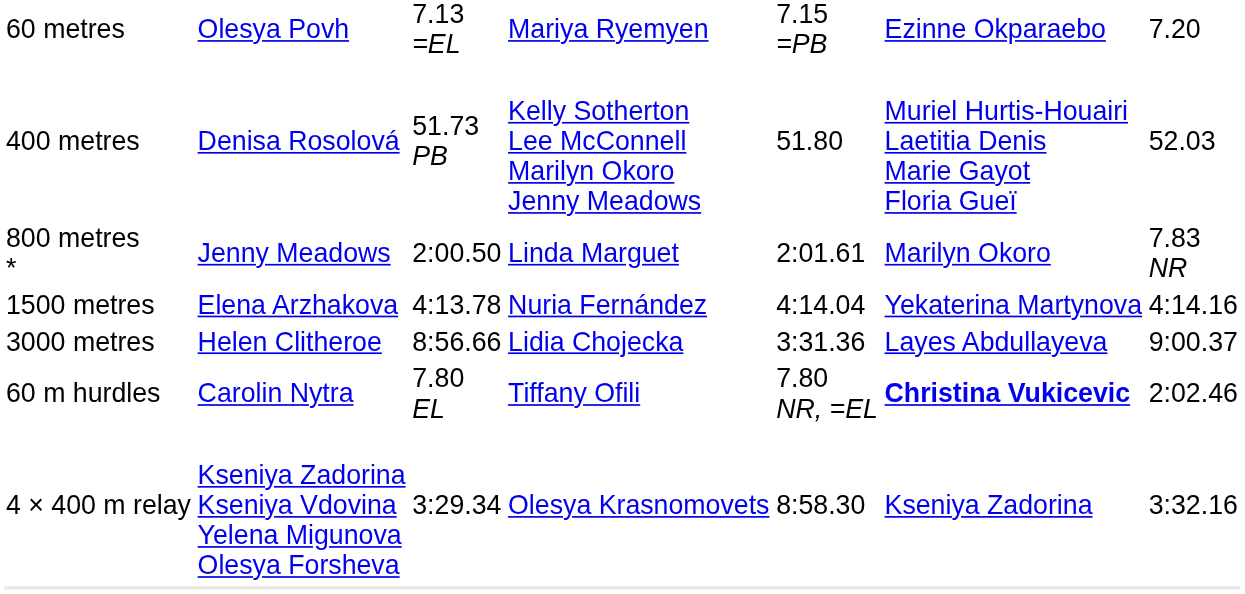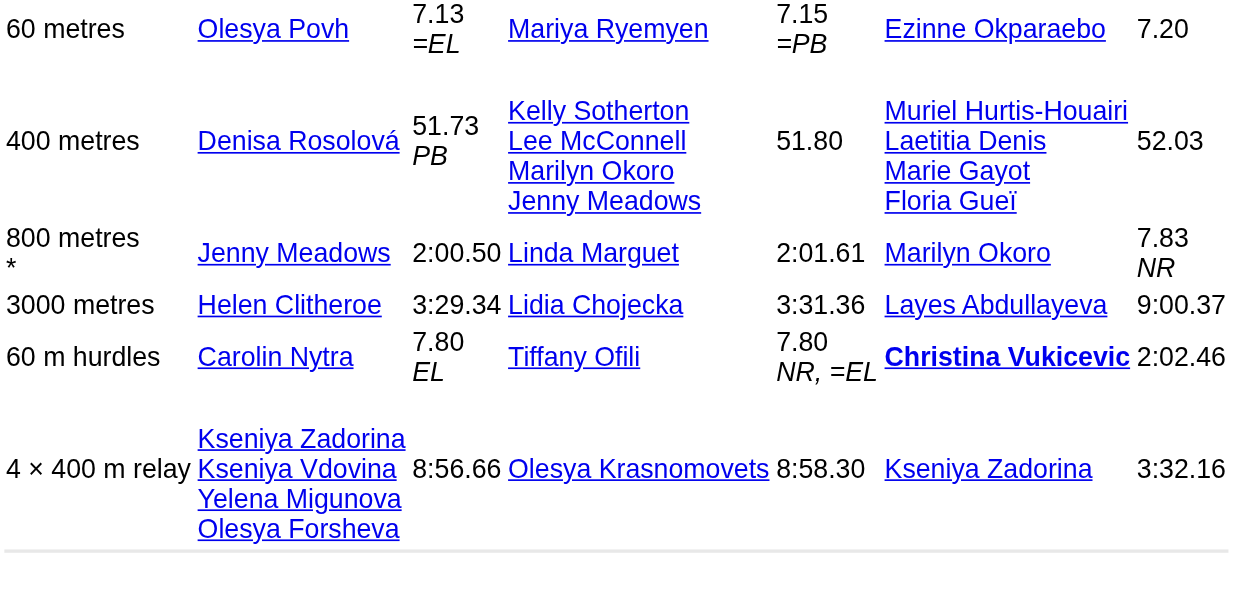- row: (80, 305)
(457, 342) 8:56.66 -> (457, 305) 3:29.34
(457, 505) 3:29.34 -> (457, 468) 8:56.66
